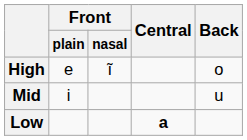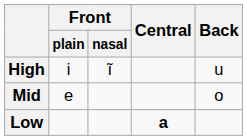(69, 69) e -> (69, 69) i
(219, 69) o -> (219, 69) u
(69, 95) i -> (69, 95) e
(219, 95) u -> (219, 95) o
